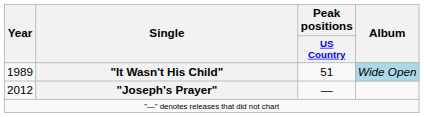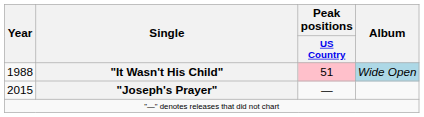(20, 71) 1989 -> (20, 71) 1988
(327, 71) no background -> (327, 71) pink background
(20, 90) 2012 -> (20, 90) 2015
